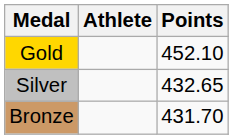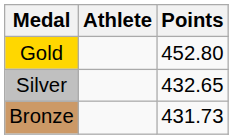(192, 52) 452.10 -> (192, 52) 452.80
(192, 117) 431.70 -> (192, 117) 431.73
